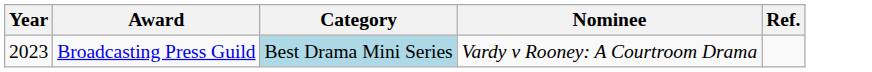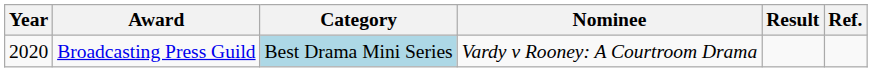+ column: (793, 19)
(29, 50) 2023 -> (29, 50) 2020
